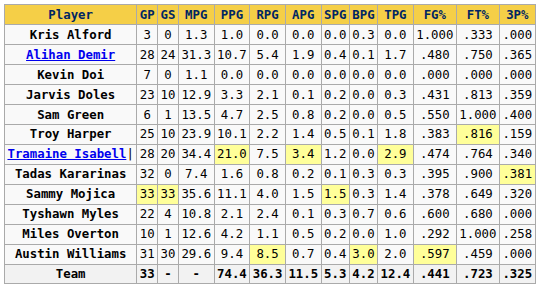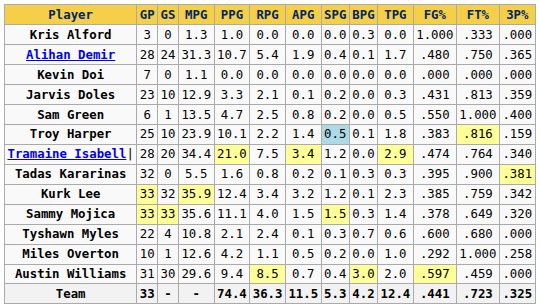(335, 134) no background -> (335, 134) lightblue background
(196, 174) 7.4 -> (196, 174) 5.5
+ row: (71, 194)
